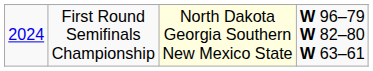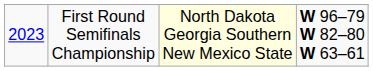(26, 35) 2024 -> (26, 35) 2023
